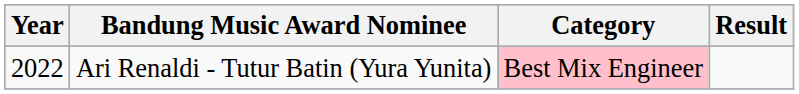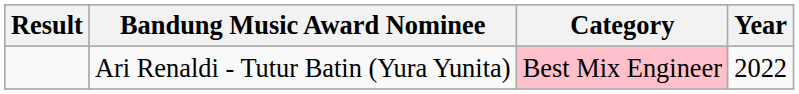columns swapped: (37, 25) <-> (751, 25)
